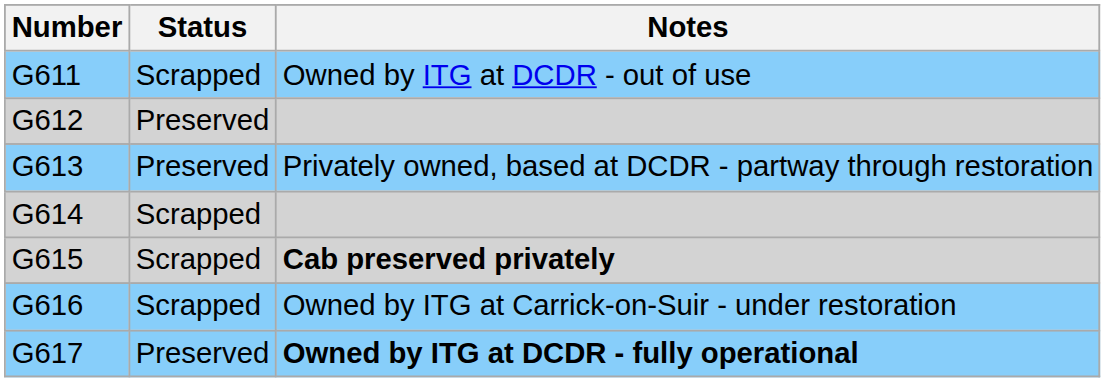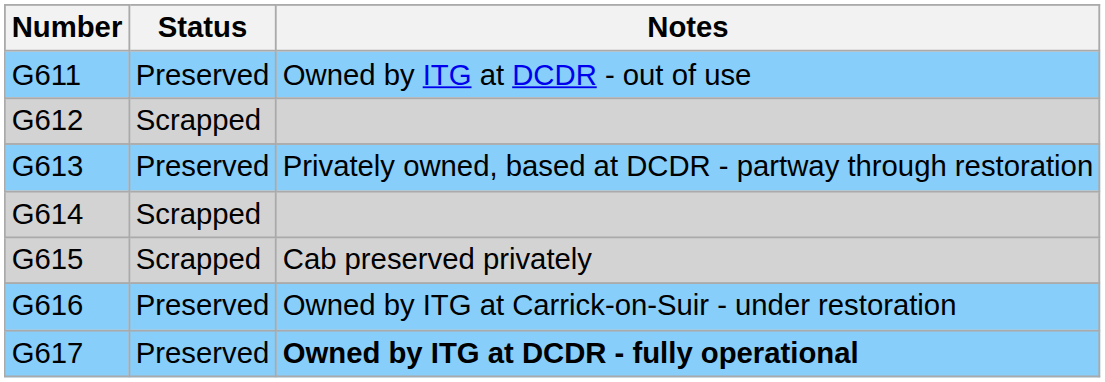(198, 74) Scrapped -> (203, 74) Preserved
(203, 120) Preserved -> (198, 120) Scrapped
(449, 259) bold -> (437, 259) normal
(198, 306) Scrapped -> (203, 306) Preserved
